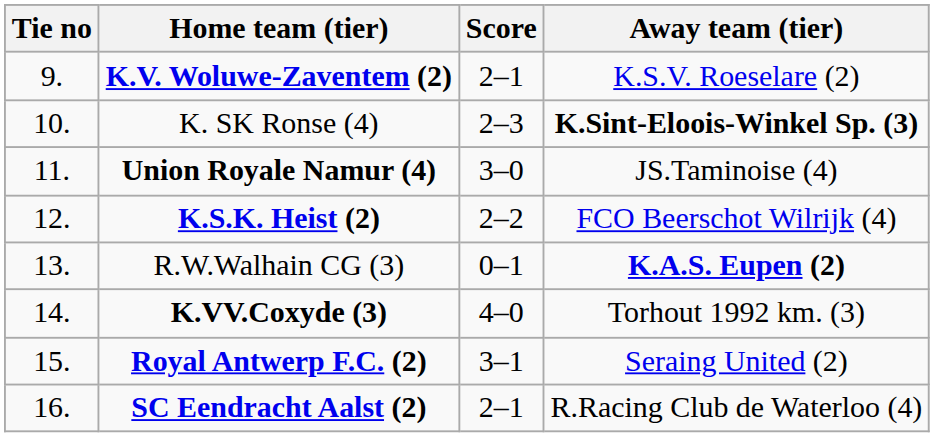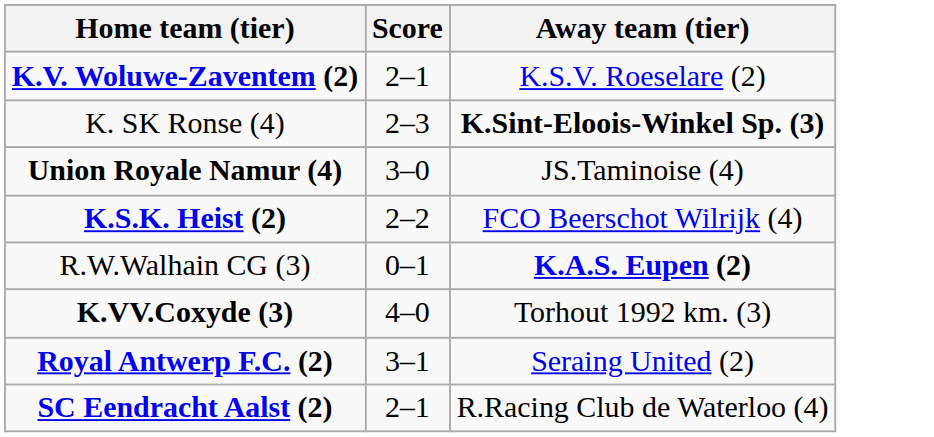- column: (52, 28)
